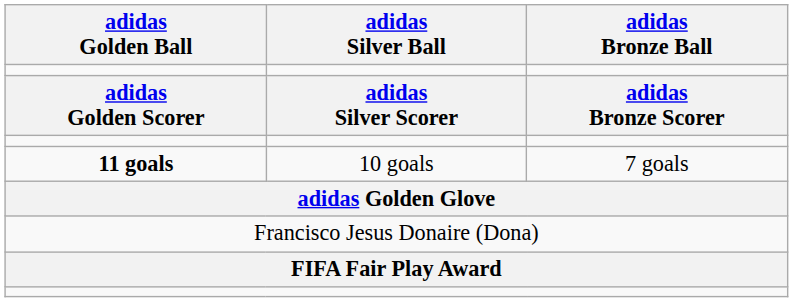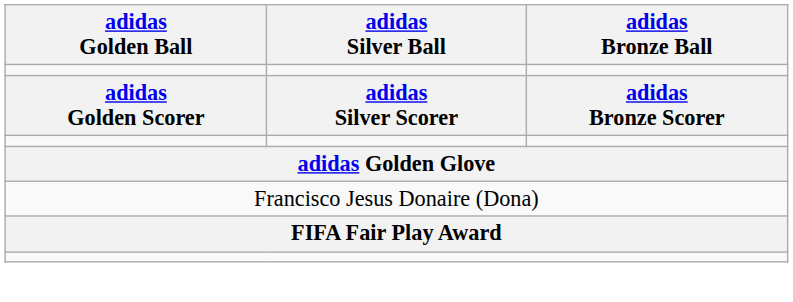- row: (136, 163)
